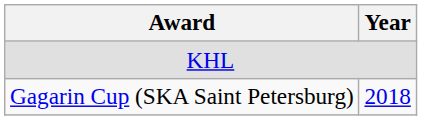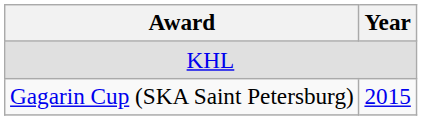(388, 96) 2018 -> (388, 96) 2015
